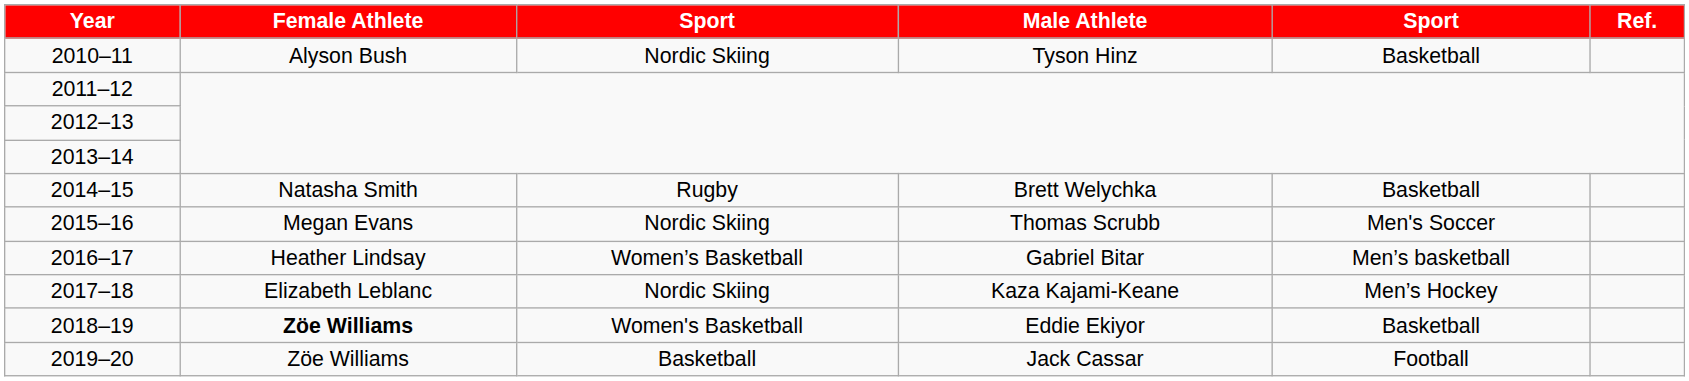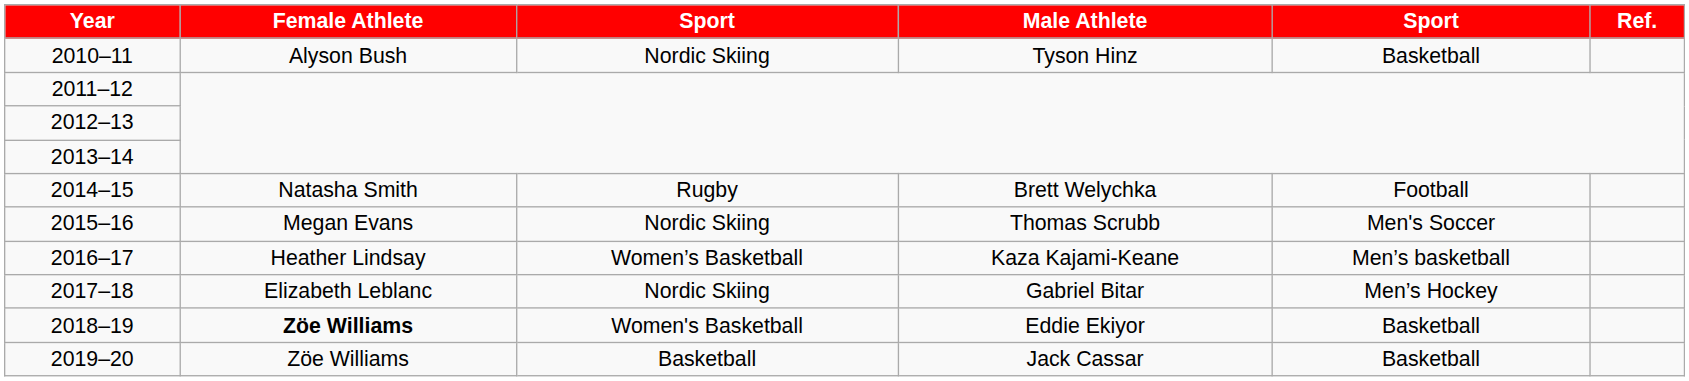(1431, 190) Basketball -> (1431, 190) Football
(1085, 257) Gabriel Bitar -> (1085, 257) Kaza Kajami-Keane
(1085, 291) Kaza Kajami-Keane -> (1085, 291) Gabriel Bitar
(1431, 358) Football -> (1431, 358) Basketball
